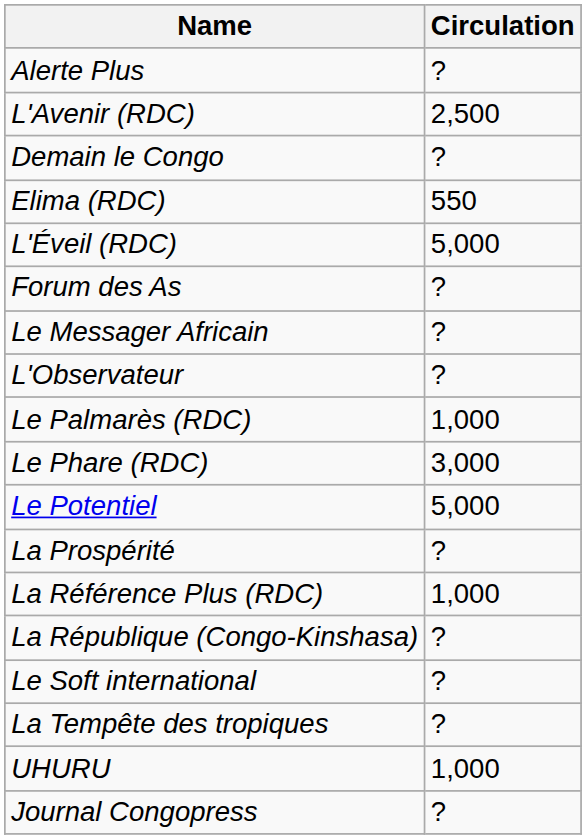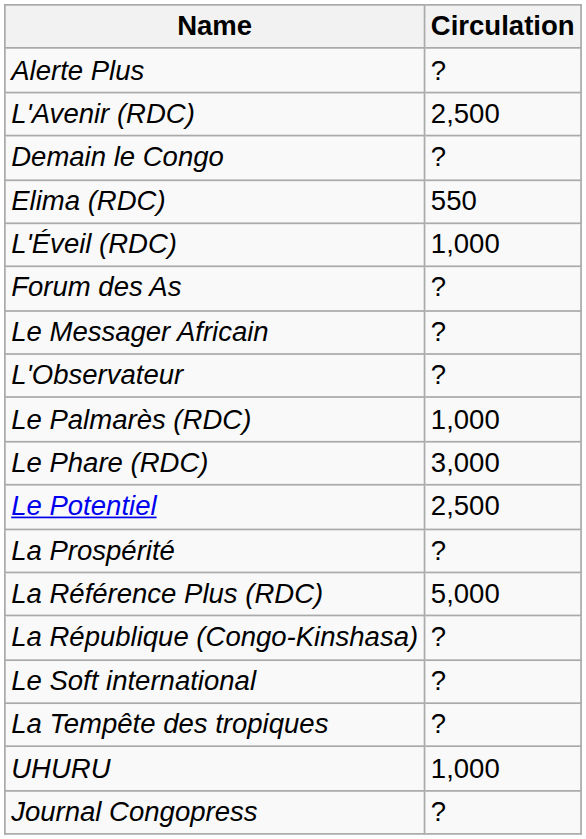(465, 244) 5,000 -> (465, 244) 1,000
(465, 506) 5,000 -> (465, 506) 2,500
(465, 593) 1,000 -> (465, 593) 5,000
